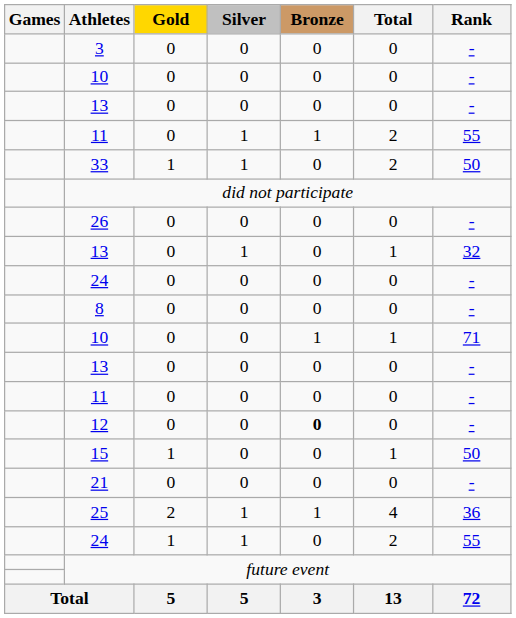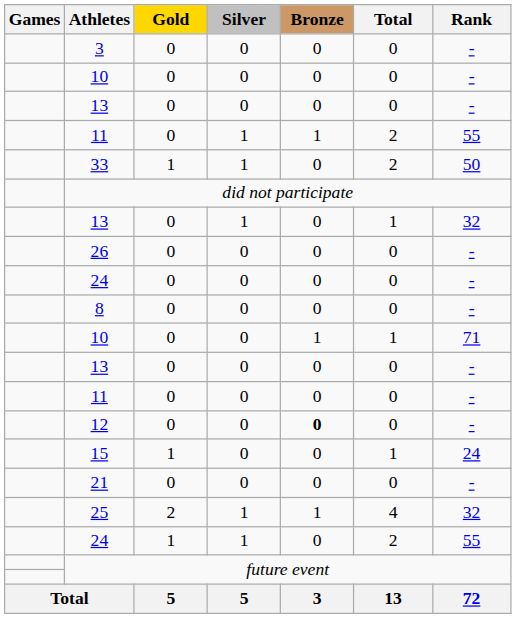rows swapped: (99, 251) <-> (99, 222)
(472, 454) 50 -> (472, 454) 24
(472, 511) 36 -> (472, 511) 32
